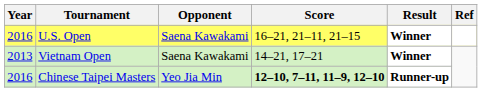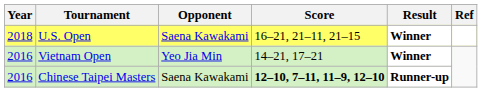(20, 35) 2016 -> (20, 35) 2018
(20, 56) 2013 -> (20, 56) 2016
(205, 56) Saena Kawakami -> (192, 56) Yeo Jia Min
(192, 77) Yeo Jia Min -> (205, 77) Saena Kawakami
